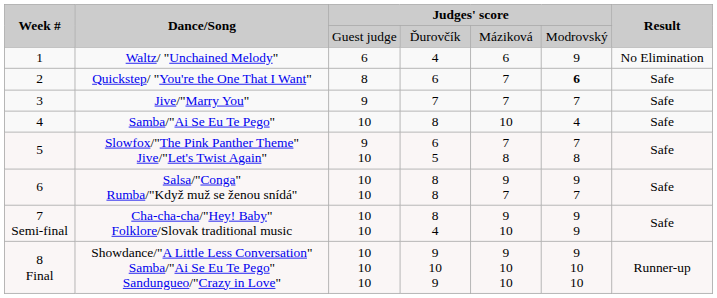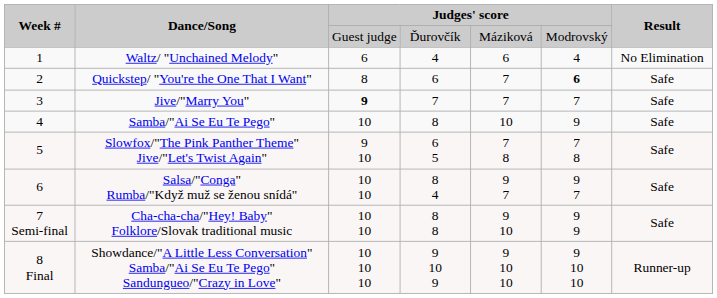(577, 57) 9 -> (577, 57) 4
(364, 100) normal -> (364, 100) bold
(577, 121) 4 -> (577, 121) 9
(435, 187) 8 8 -> (435, 187) 8 4
(435, 223) 8 4 -> (435, 223) 8 8
